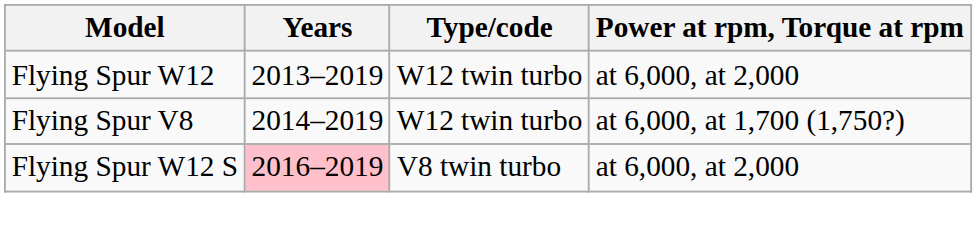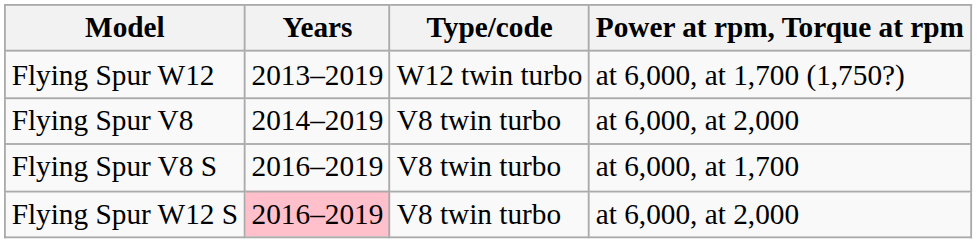(697, 74) at 6,000, at 2,000 -> (750, 74) at 6,000, at 1,700 (1,750?)
(490, 120) W12 twin turbo -> (479, 120) V8 twin turbo
(750, 120) at 6,000, at 1,700 (1,750?) -> (697, 120) at 6,000, at 2,000
+ row: (114, 167)
